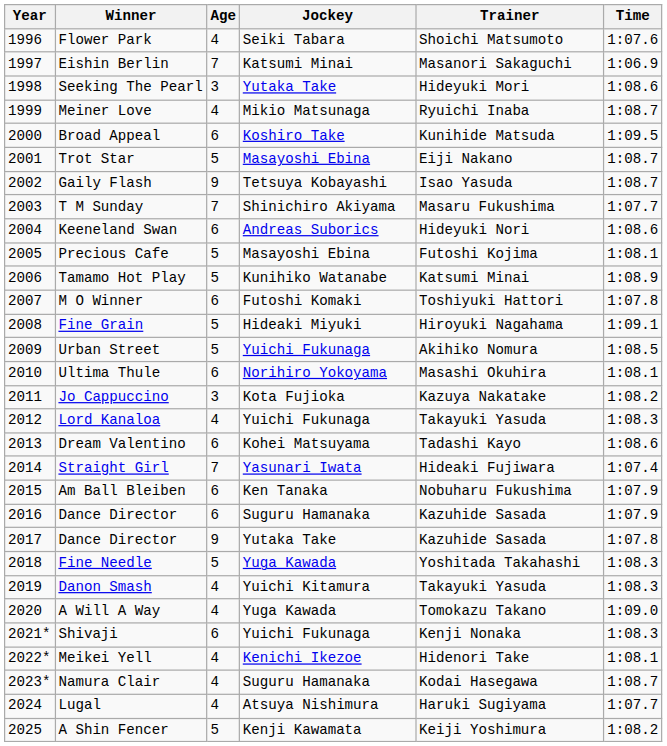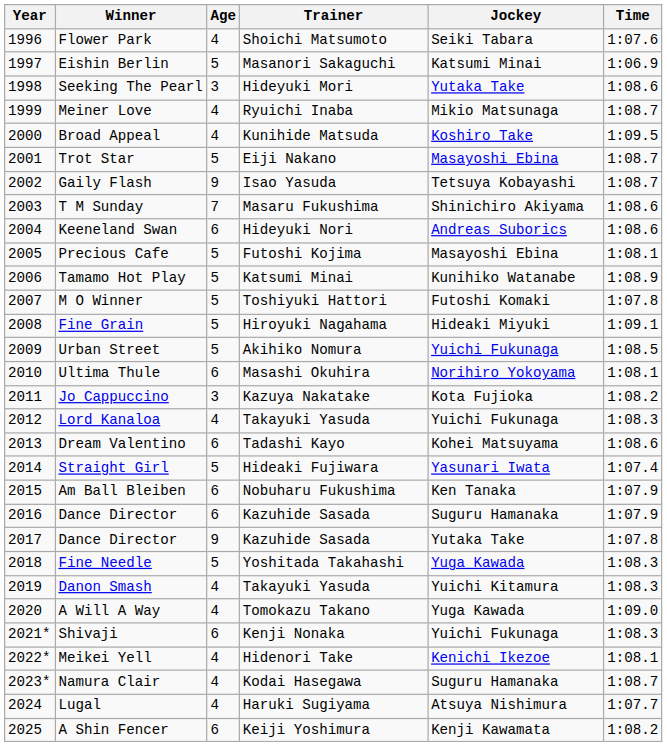columns swapped: (327, 16) <-> (510, 16)
(215, 64) 7 -> (215, 64) 5
(215, 135) 6 -> (215, 135) 4
(633, 206) 1:07.7 -> (633, 206) 1:08.6
(215, 302) 6 -> (215, 302) 5
(215, 468) 7 -> (215, 468) 5
(215, 730) 5 -> (215, 730) 6
